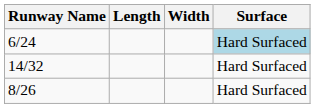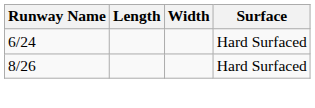(262, 41) lightblue background -> (262, 41) no background
- row: (26, 66)
